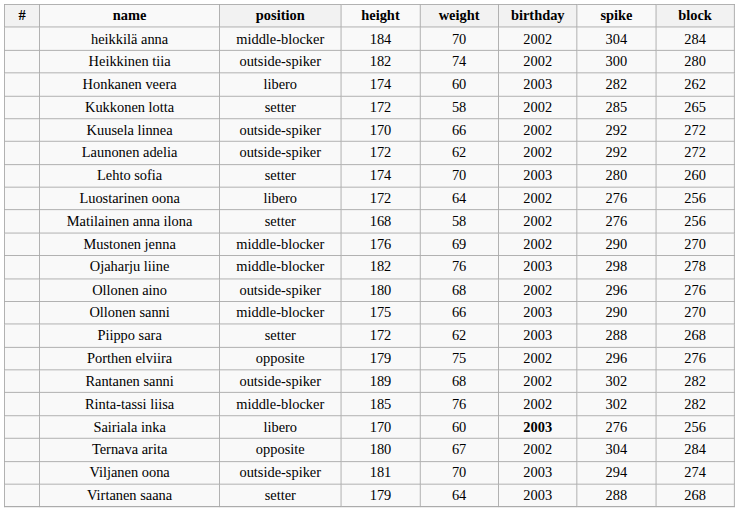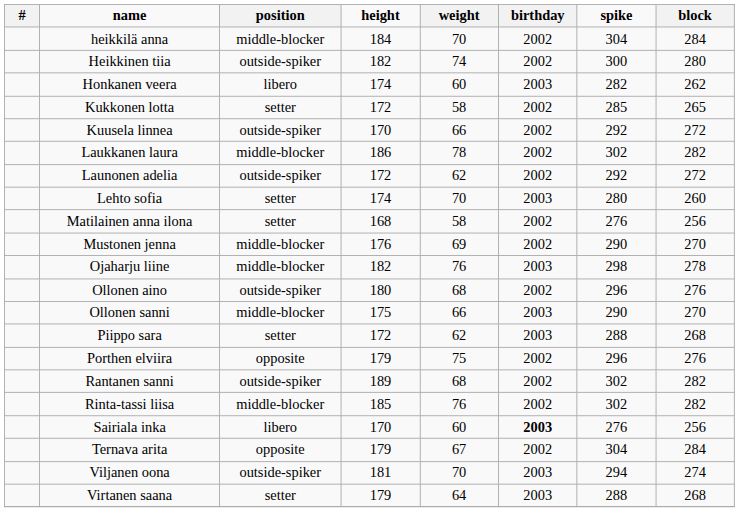+ row: (130, 152)
- row: (130, 198)
(380, 449) 180 -> (380, 449) 179
